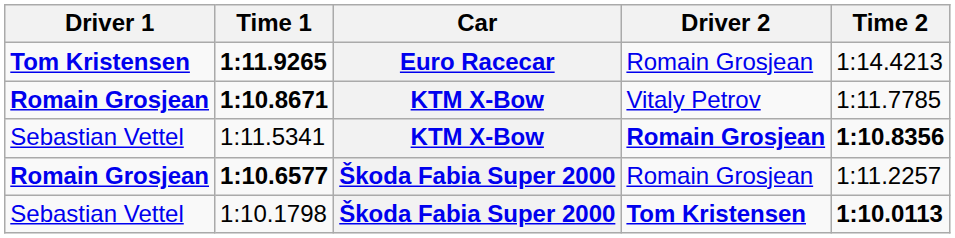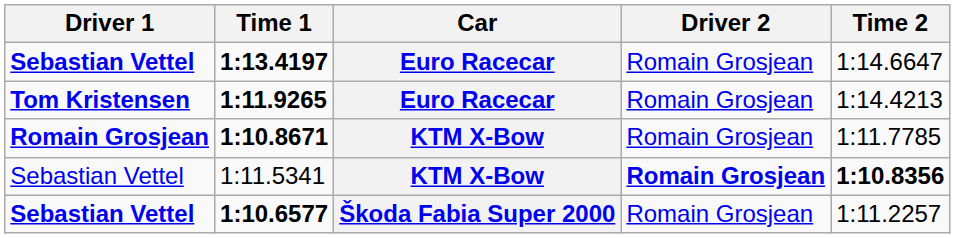+ row: (274, 61)
(694, 99) Vitaly Petrov -> (720, 137) Romain Grosjean
(110, 175) Romain Grosjean -> (102, 213) Sebastian Vettel
- row: (273, 213)
